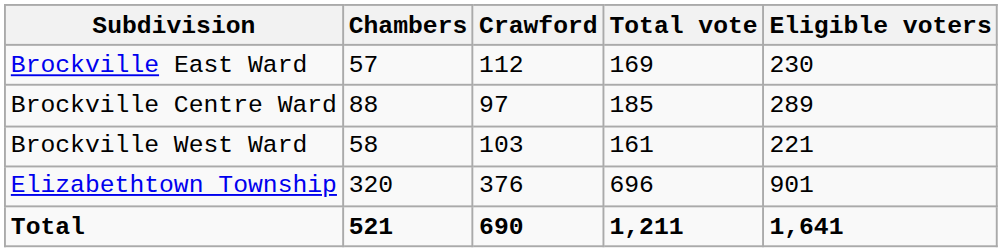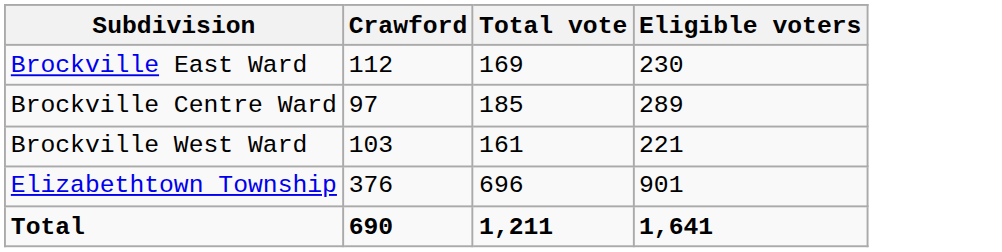- column: (408, 25)
